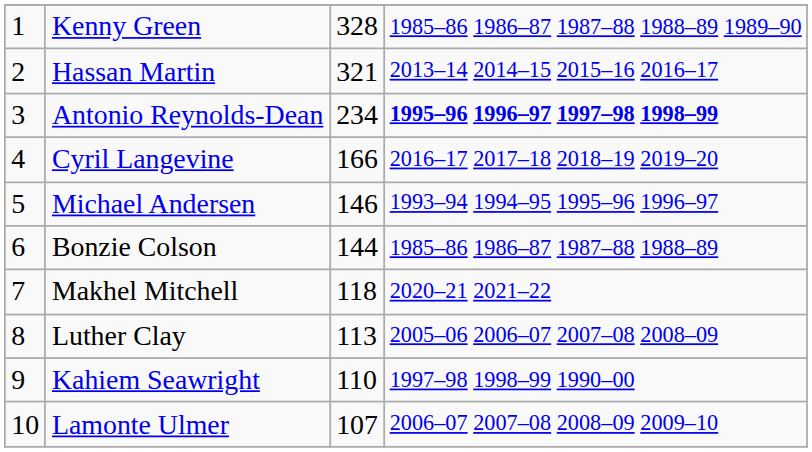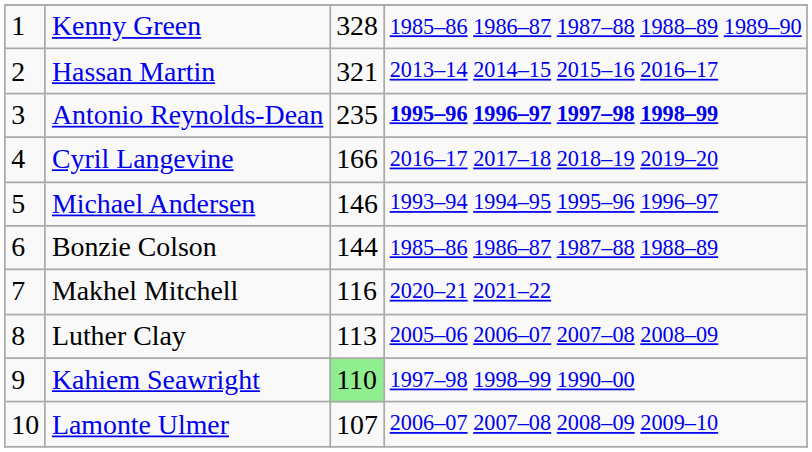(357, 114) 234 -> (357, 114) 235
(357, 291) 118 -> (357, 291) 116
(357, 379) no background -> (357, 379) lightgreen background
